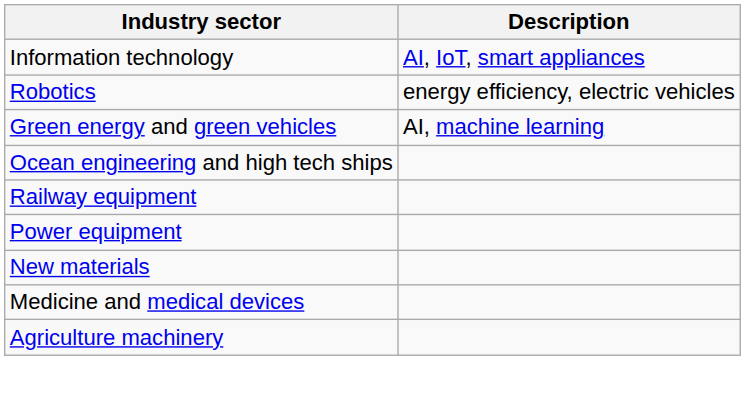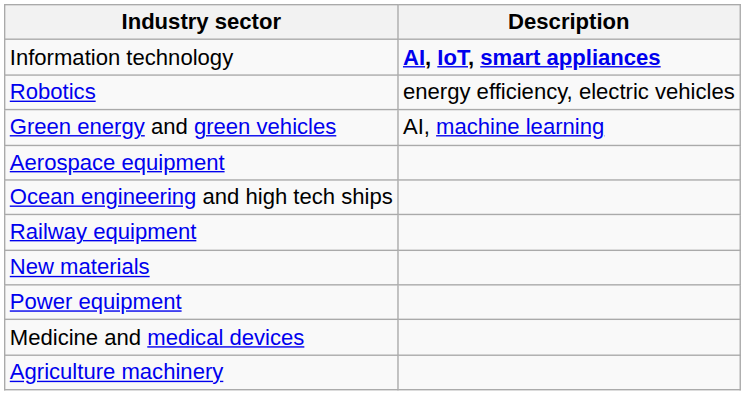(524, 57) normal -> (532, 57) bold
+ row: (117, 162)
rows swapped: (96, 232) <-> (80, 267)
